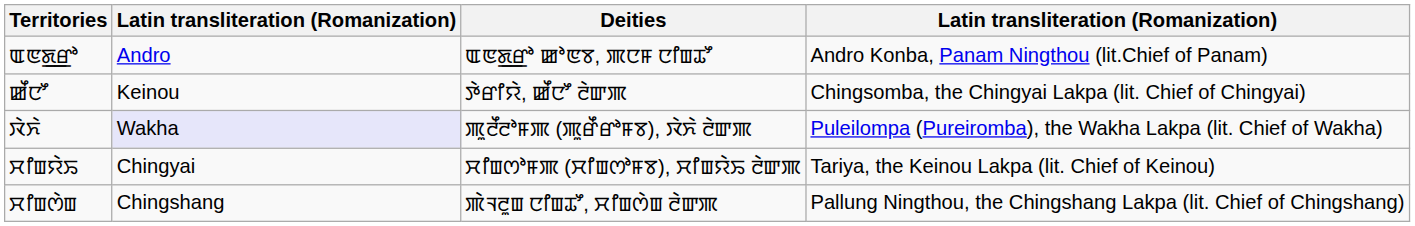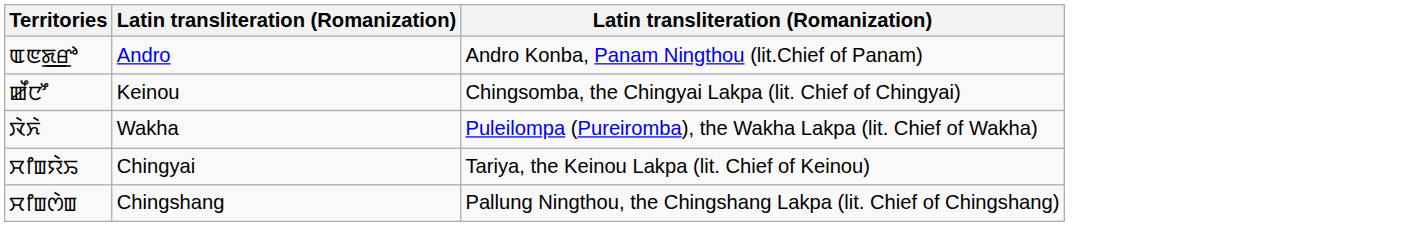- column: (633, 20)
(148, 129) lavender background -> (148, 129) no background
